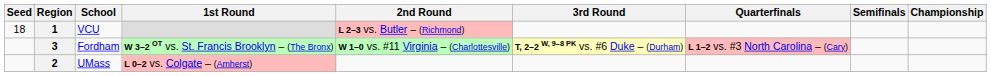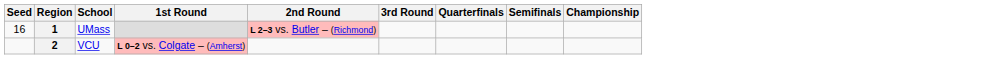(19, 30) 18 -> (19, 30) 16
(88, 30) VCU -> (94, 30) UMass
- row: (55, 47)
(94, 64) UMass -> (88, 46) VCU
